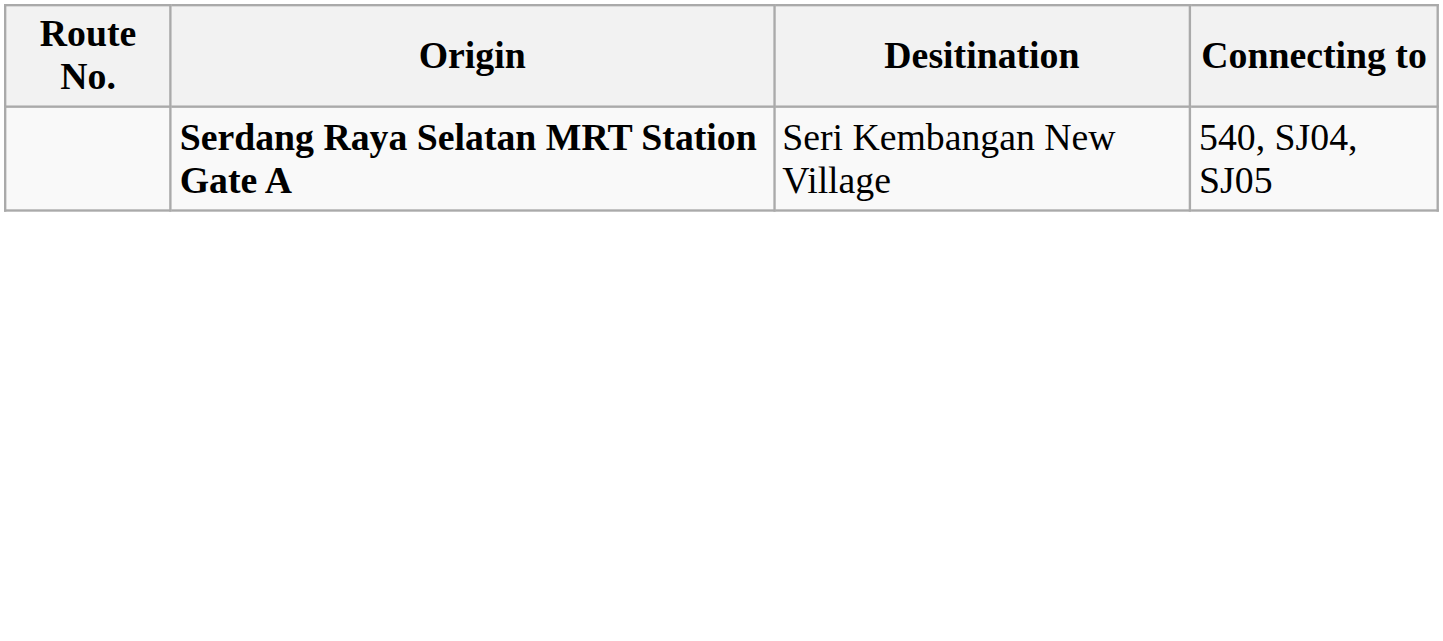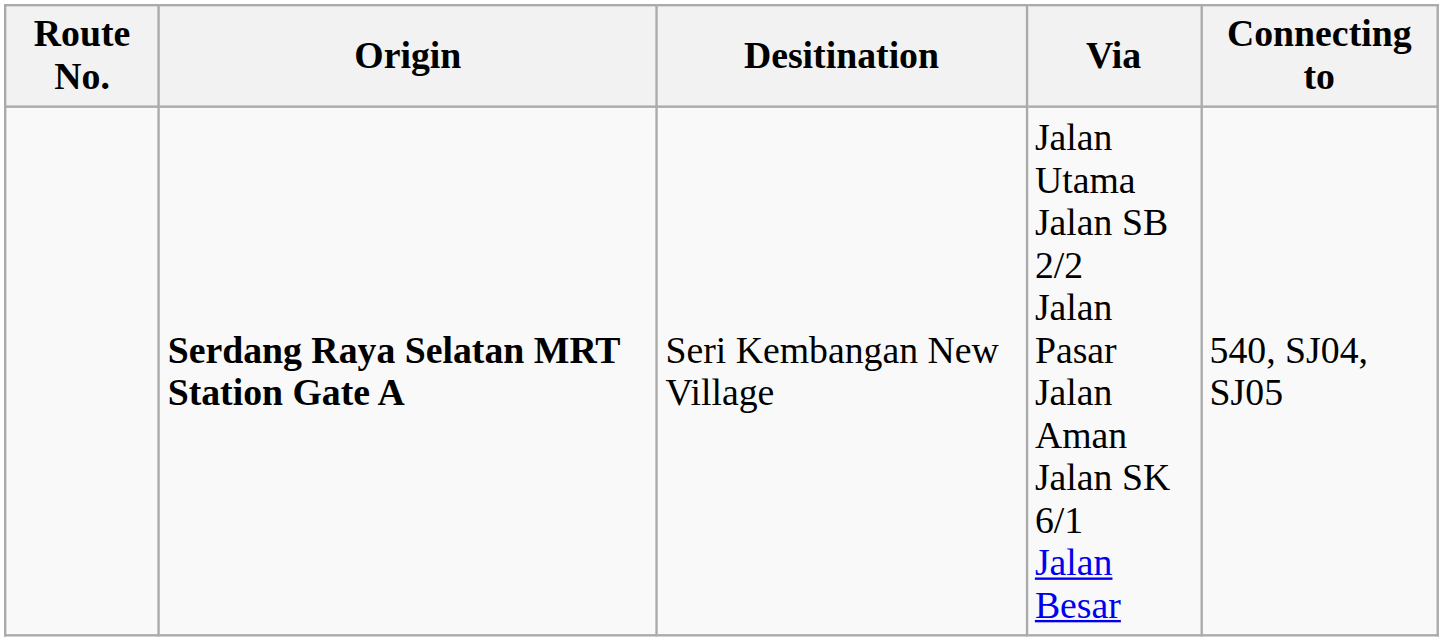+ column: (1113, 55)
